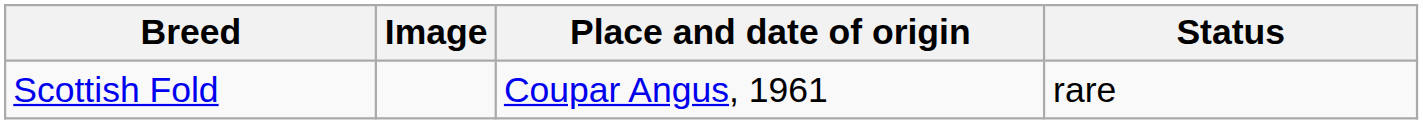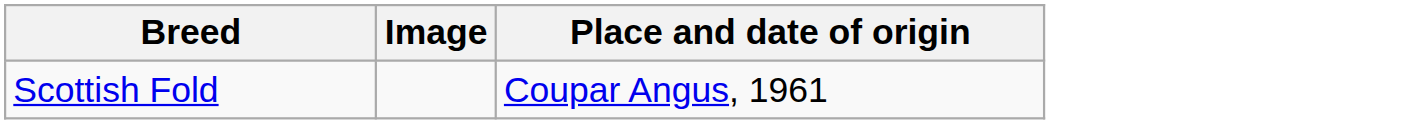- column: (1231, 32)
